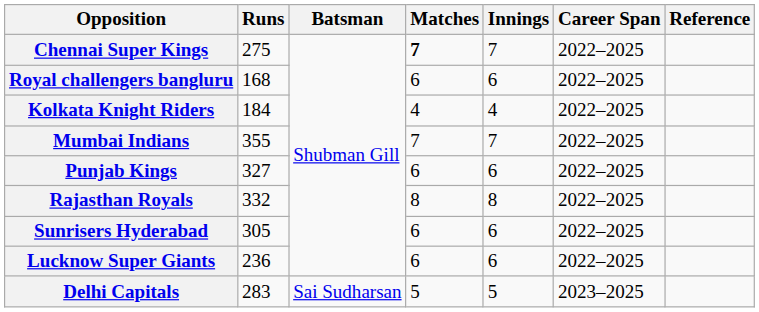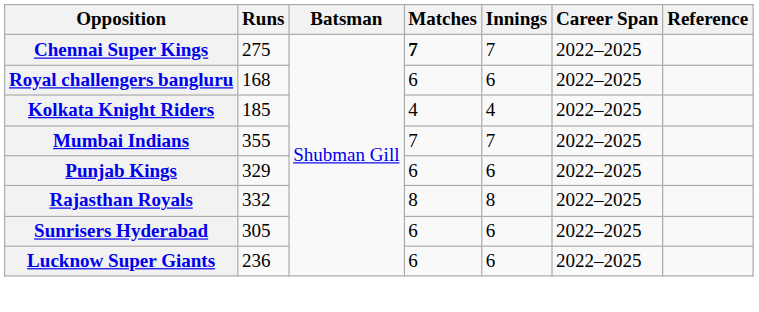(256, 110) 184 -> (256, 110) 185
(256, 170) 327 -> (256, 170) 329
- row: (121, 291)
